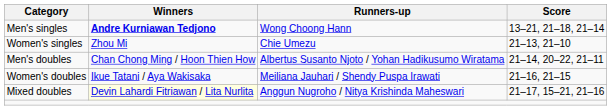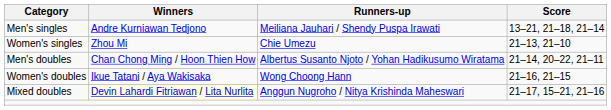(153, 28) bold -> (149, 28) normal
(306, 28) Wong Choong Hann -> (350, 28) Meiliana Jauhari / Shendy Puspa Irawati
(350, 76) Meiliana Jauhari / Shendy Puspa Irawati -> (306, 76) Wong Choong Hann
